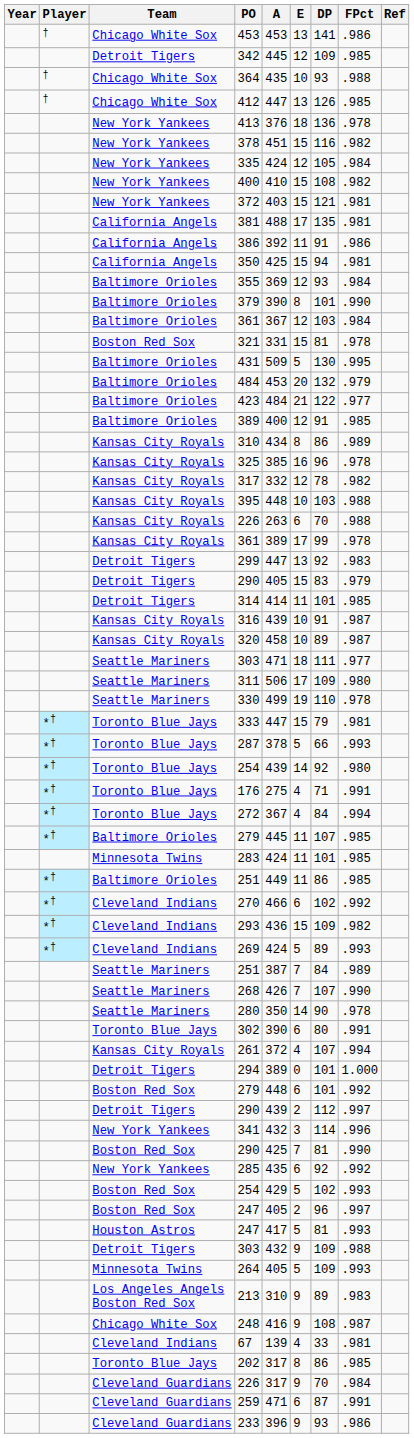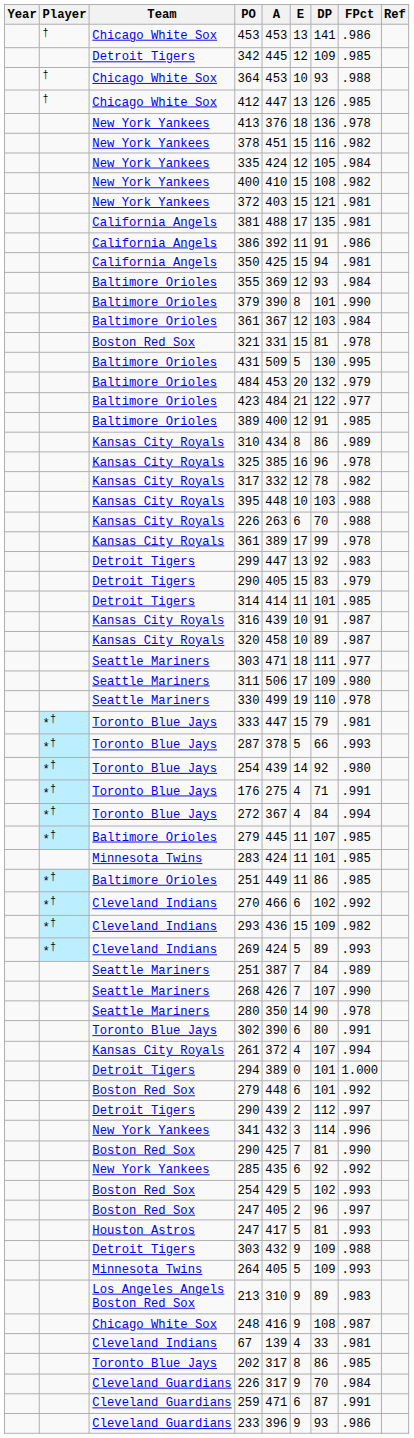(276, 79) 435 -> (276, 79) 453
